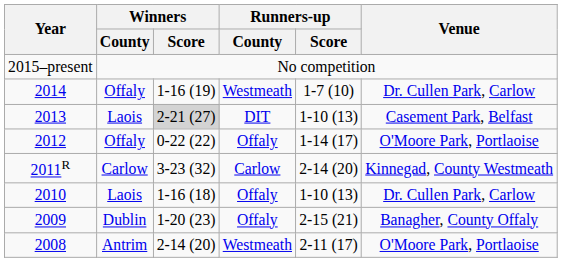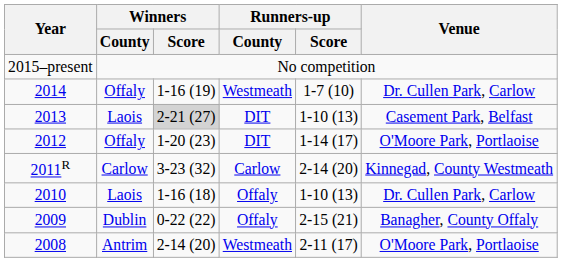(186, 141) 0-22 (22) -> (186, 141) 1-20 (23)
(257, 141) Offaly -> (257, 141) DIT
(186, 220) 1-20 (23) -> (186, 220) 0-22 (22)
